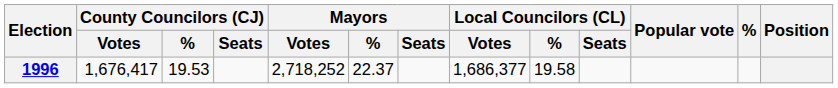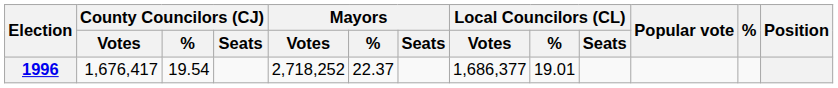(189, 69) 19.53 -> (189, 69) 19.54
(555, 69) 19.58 -> (555, 69) 19.01
